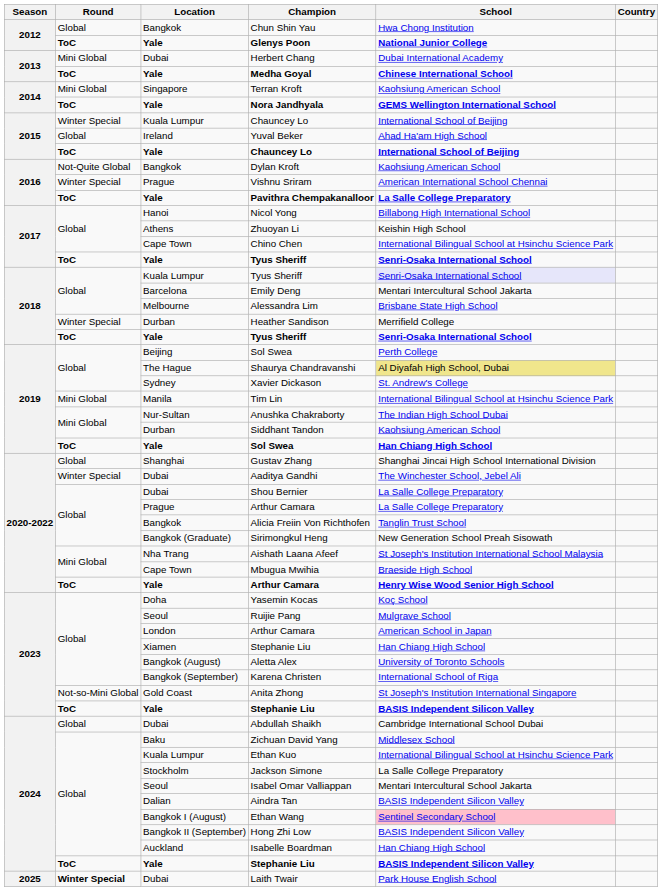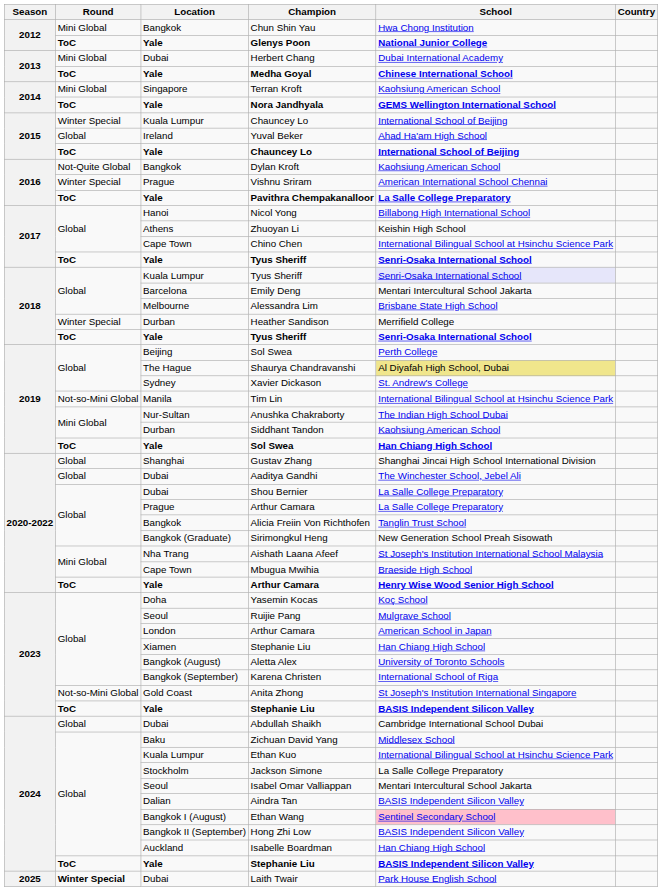(72, 27) Global -> (82, 27) Mini Global
(82, 399) Mini Global -> (98, 399) Not-so-Mini Global
(89, 476) Winter Special -> (72, 476) Global
